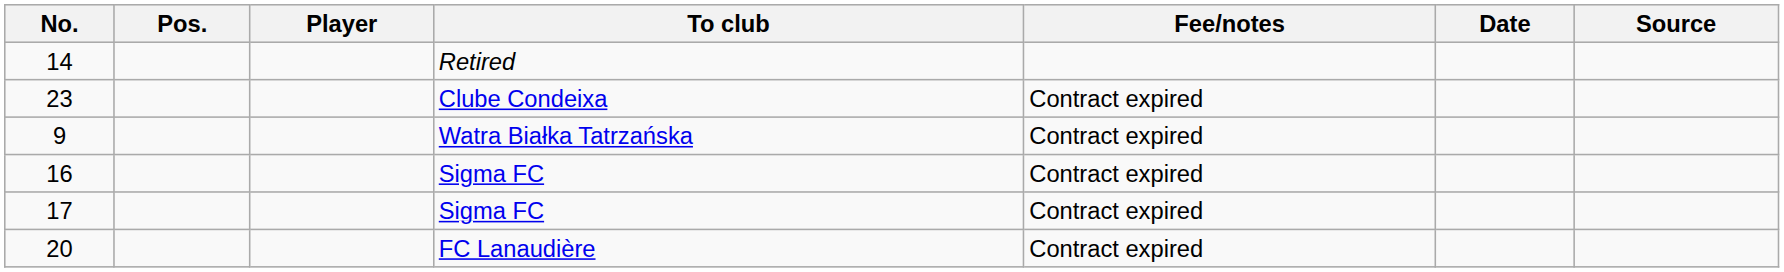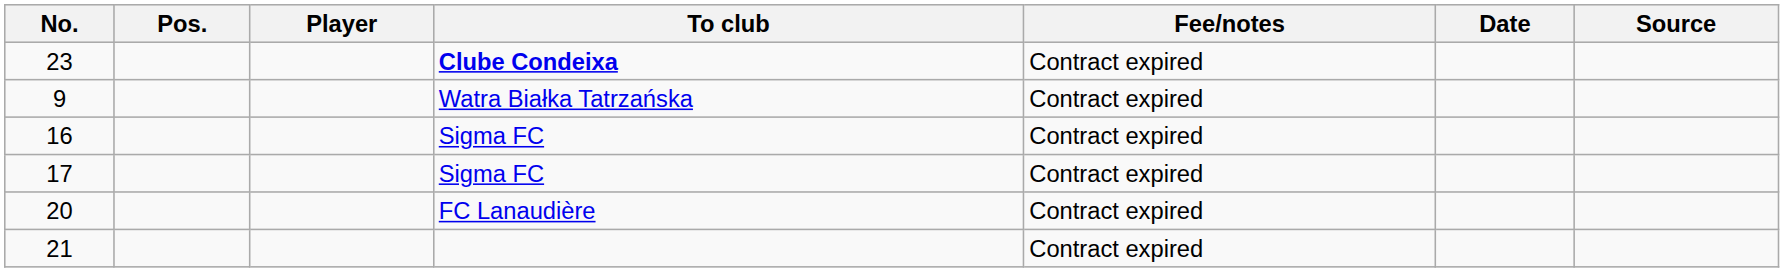- row: (60, 61)
(523, 99) normal -> (528, 61) bold
+ row: (60, 249)
